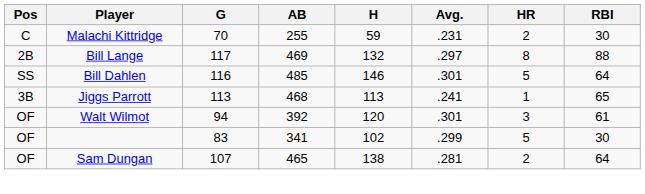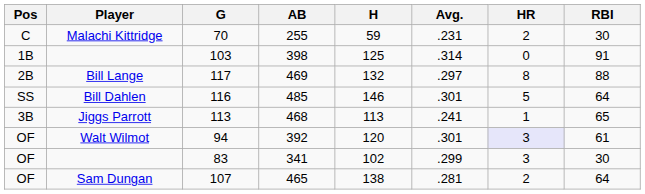+ row: (221, 55)
(526, 117) no background -> (526, 138) lavender background
(526, 138) 5 -> (526, 158) 3
